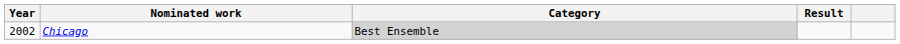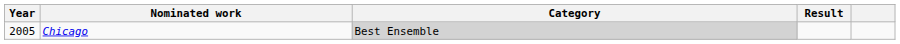(22, 31) 2002 -> (22, 31) 2005
